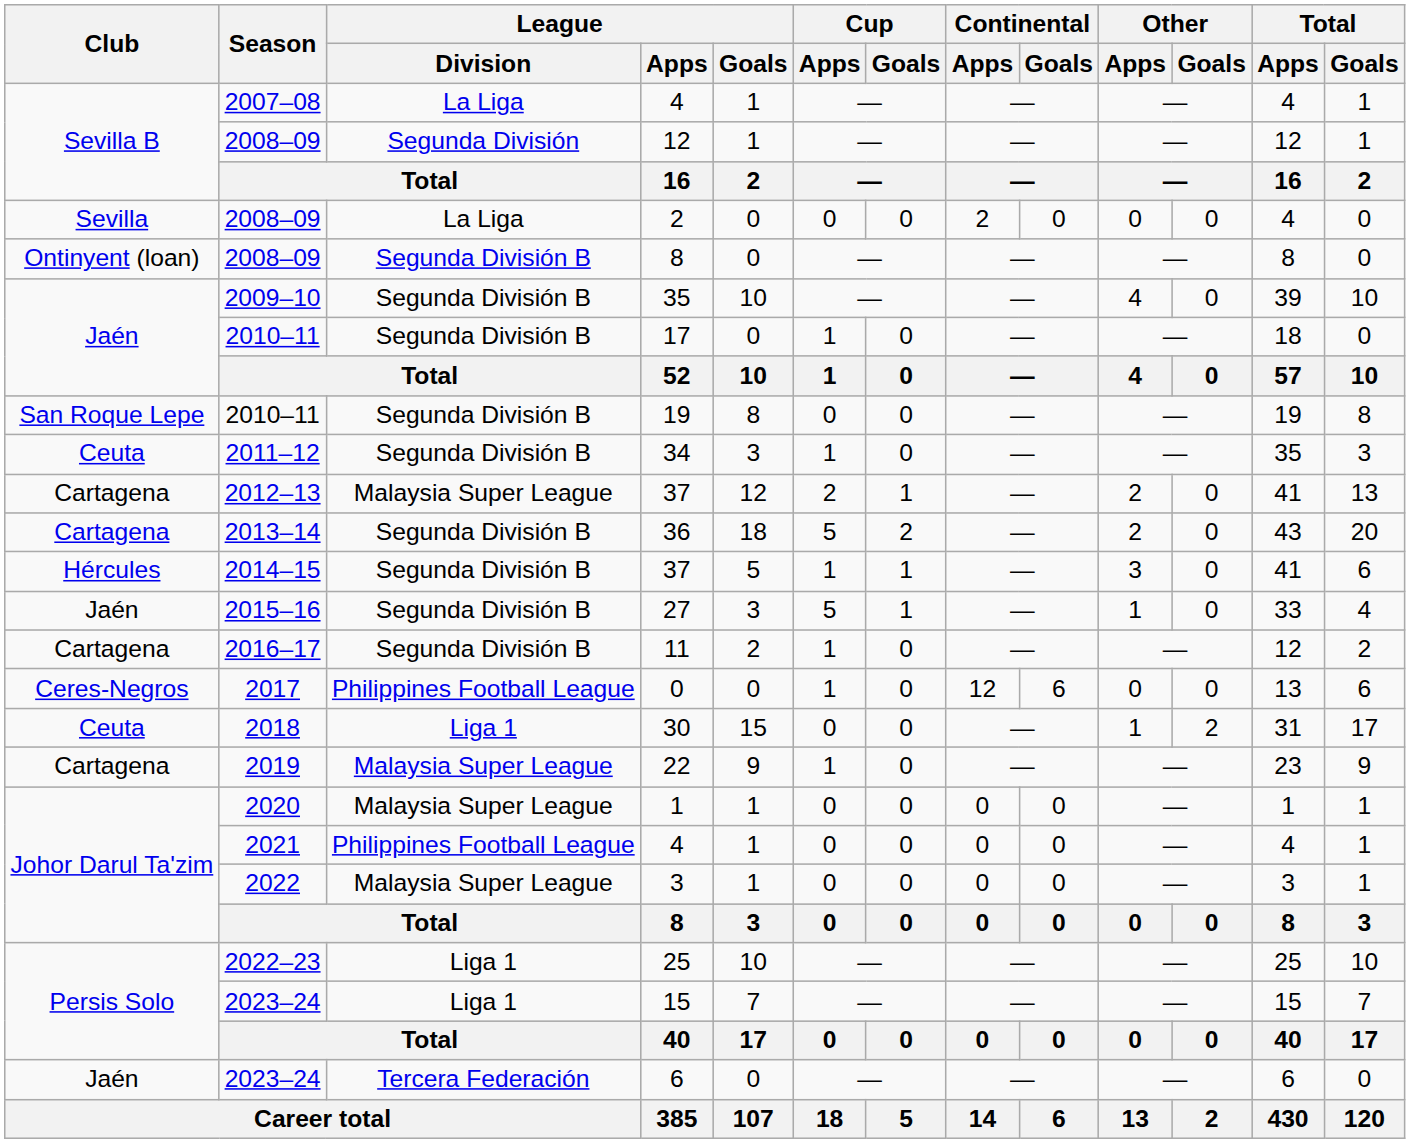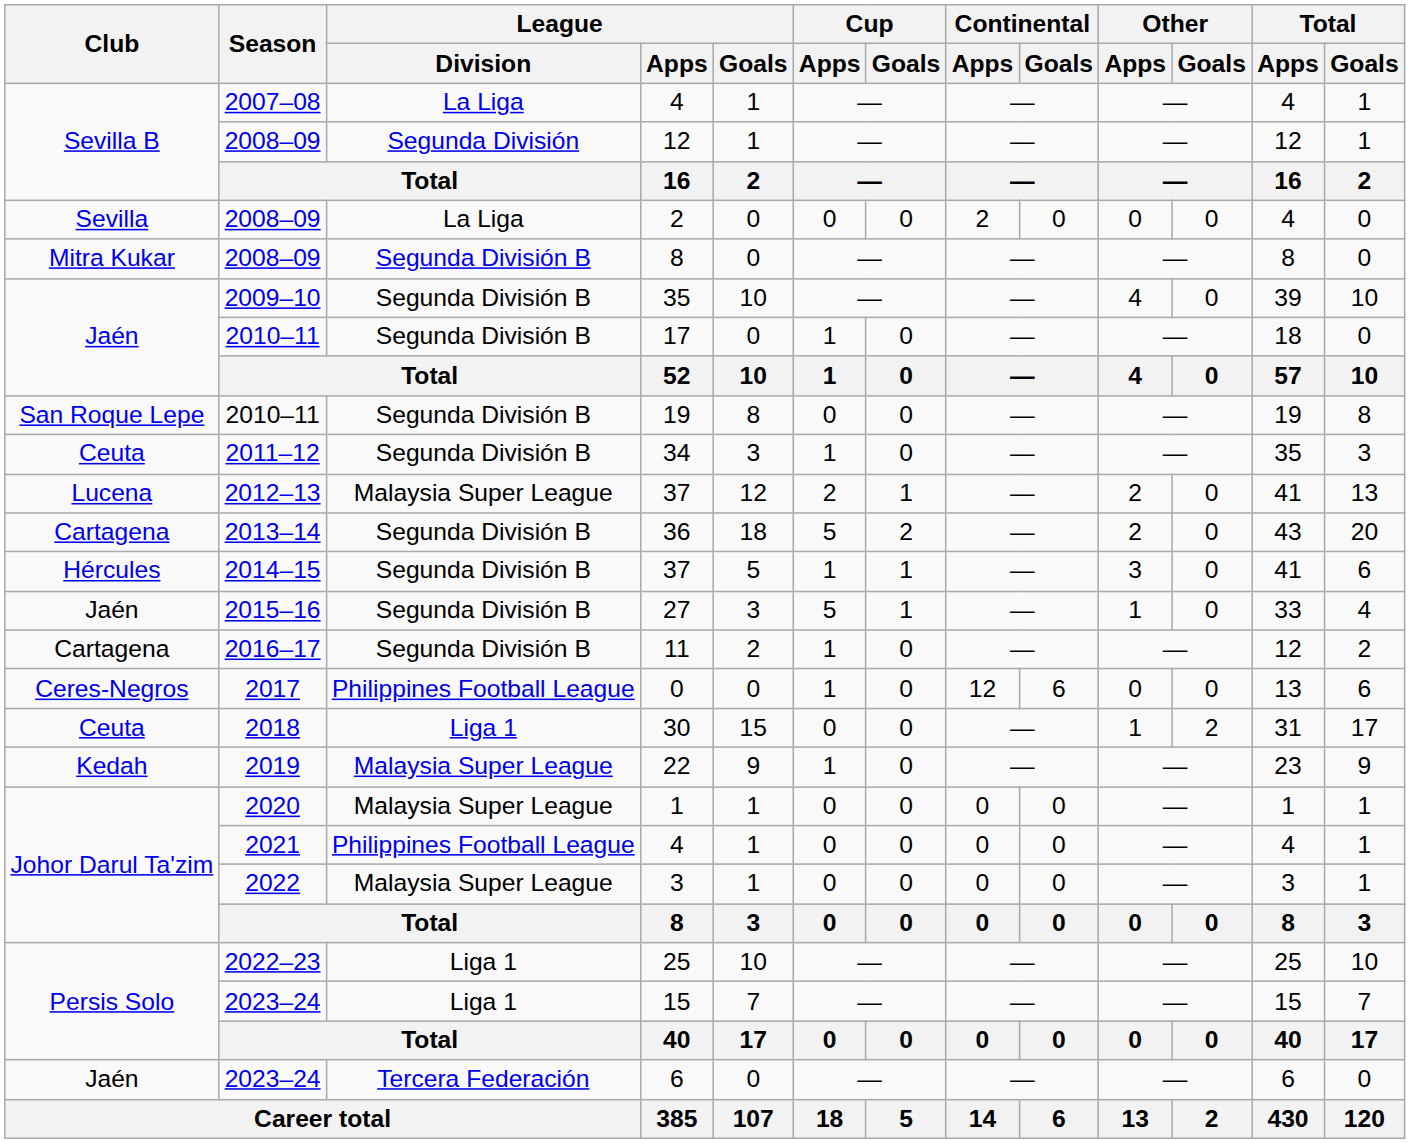(112, 258) Ontinyent (loan) -> (112, 258) Mitra Kukar
(112, 492) Cartagena -> (112, 492) Lucena
(112, 766) Cartagena -> (112, 766) Kedah
